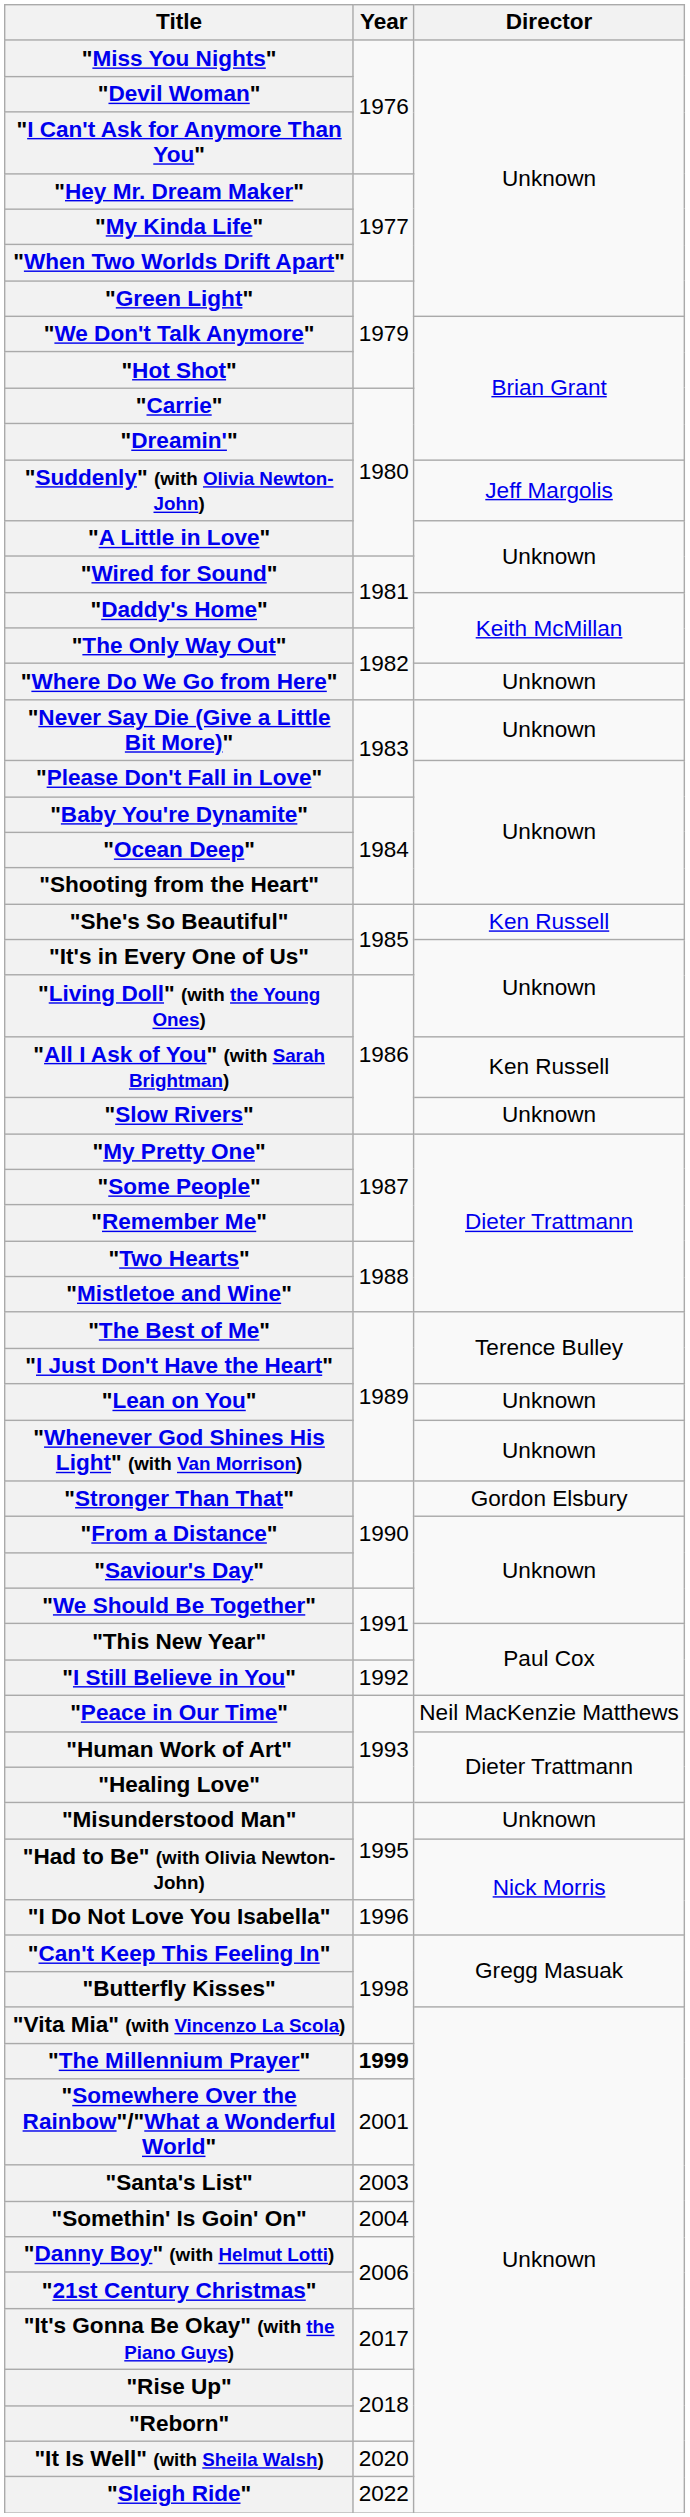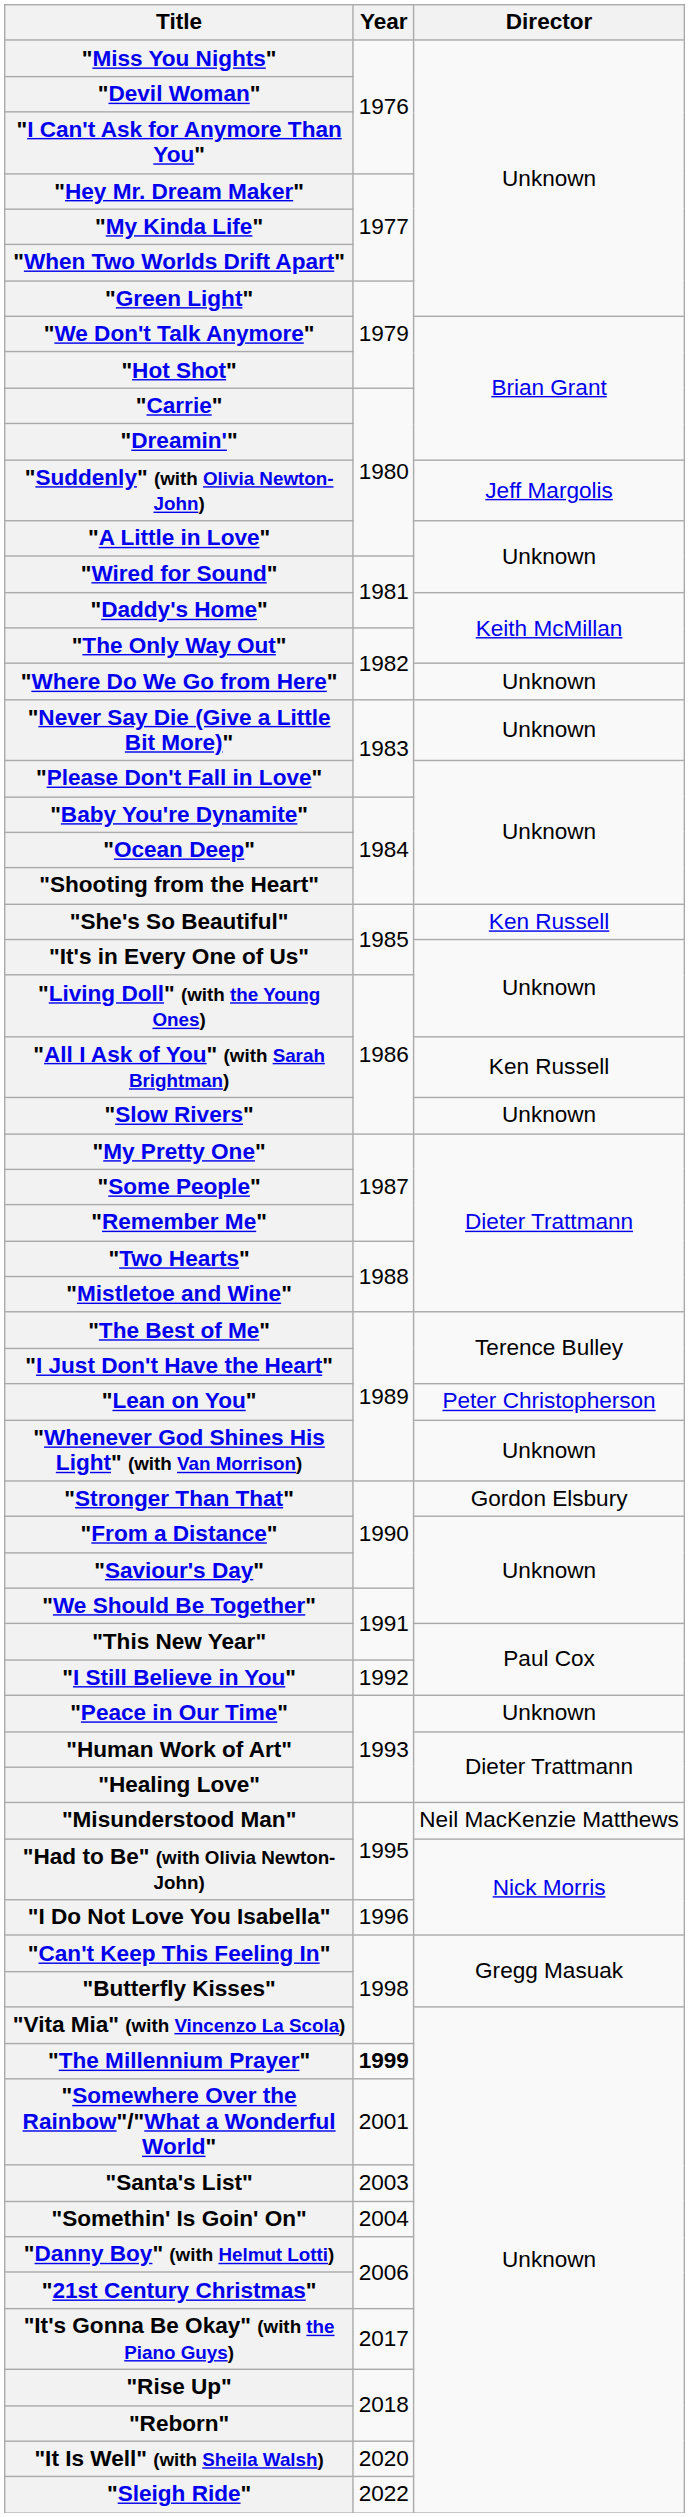(549, 1401) Unknown -> (549, 1401) Peter Christopherson
(549, 1713) Neil MacKenzie Matthews -> (549, 1713) Unknown
(549, 1820) Unknown -> (549, 1820) Neil MacKenzie Matthews
